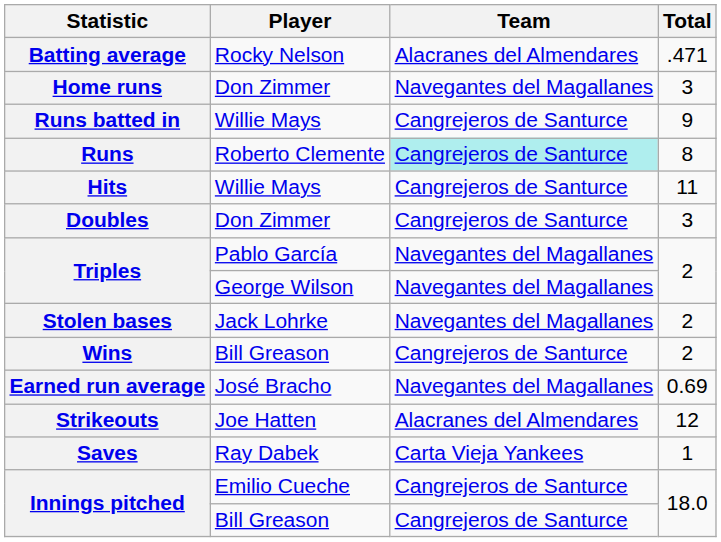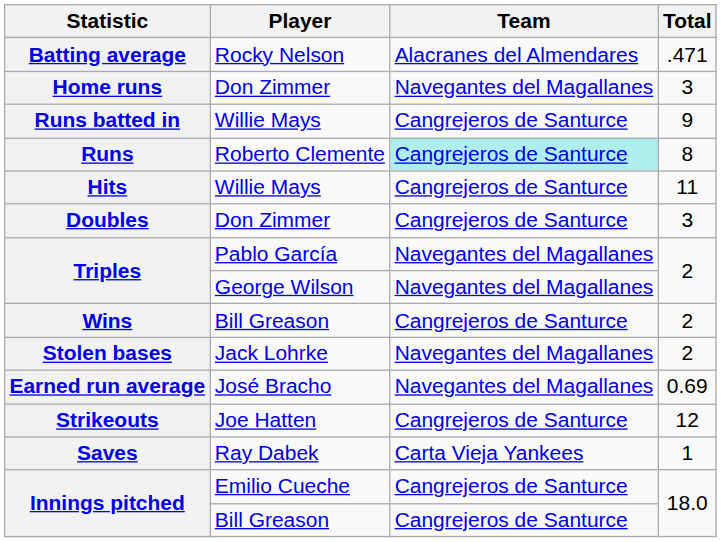rows swapped: (107, 320) <-> (107, 353)
(516, 420) Alacranes del Almendares -> (511, 420) Cangrejeros de Santurce
